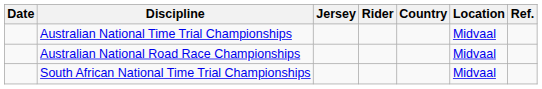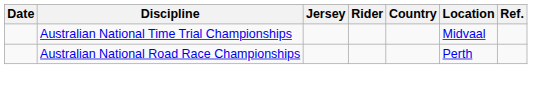(474, 53) Midvaal -> (457, 53) Perth
- row: (175, 73)
